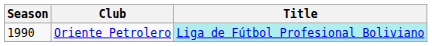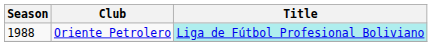(21, 32) 1990 -> (21, 32) 1988
